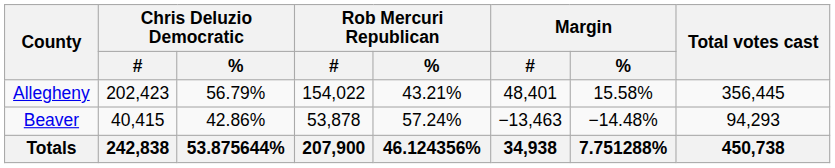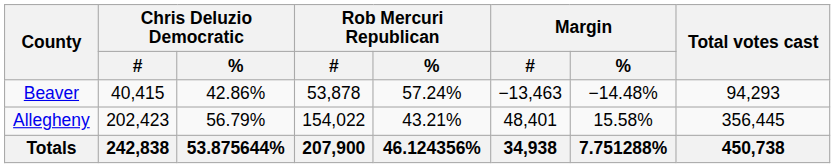rows swapped: (51, 93) <-> (51, 120)
